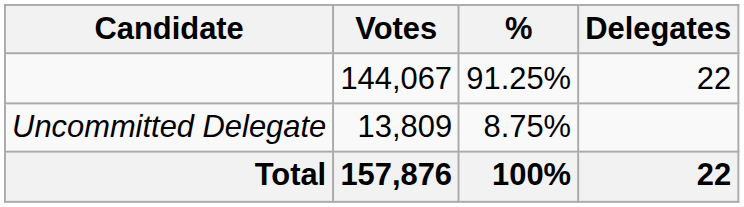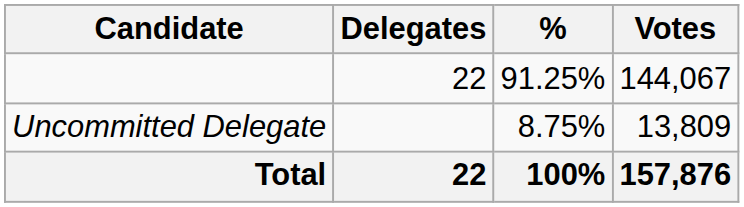columns swapped: (396, 28) <-> (658, 28)
